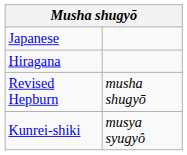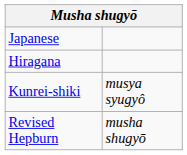rows swapped: (33, 91) <-> (44, 130)
